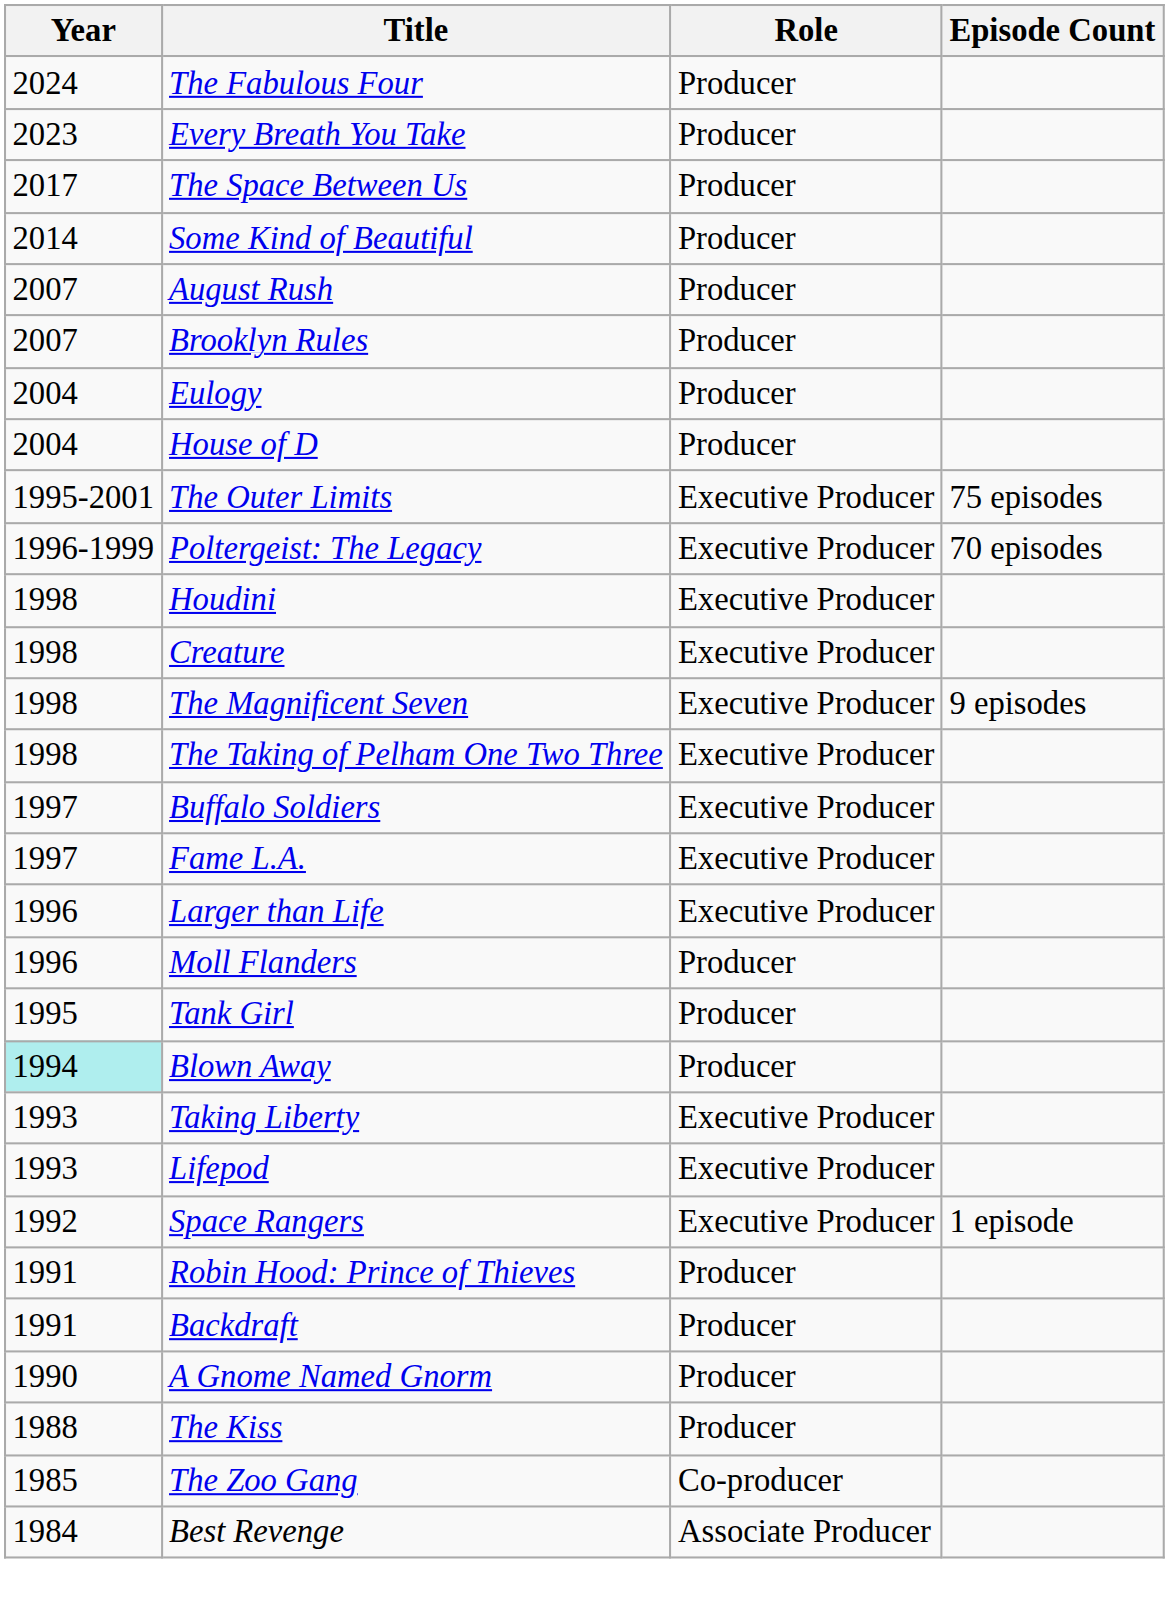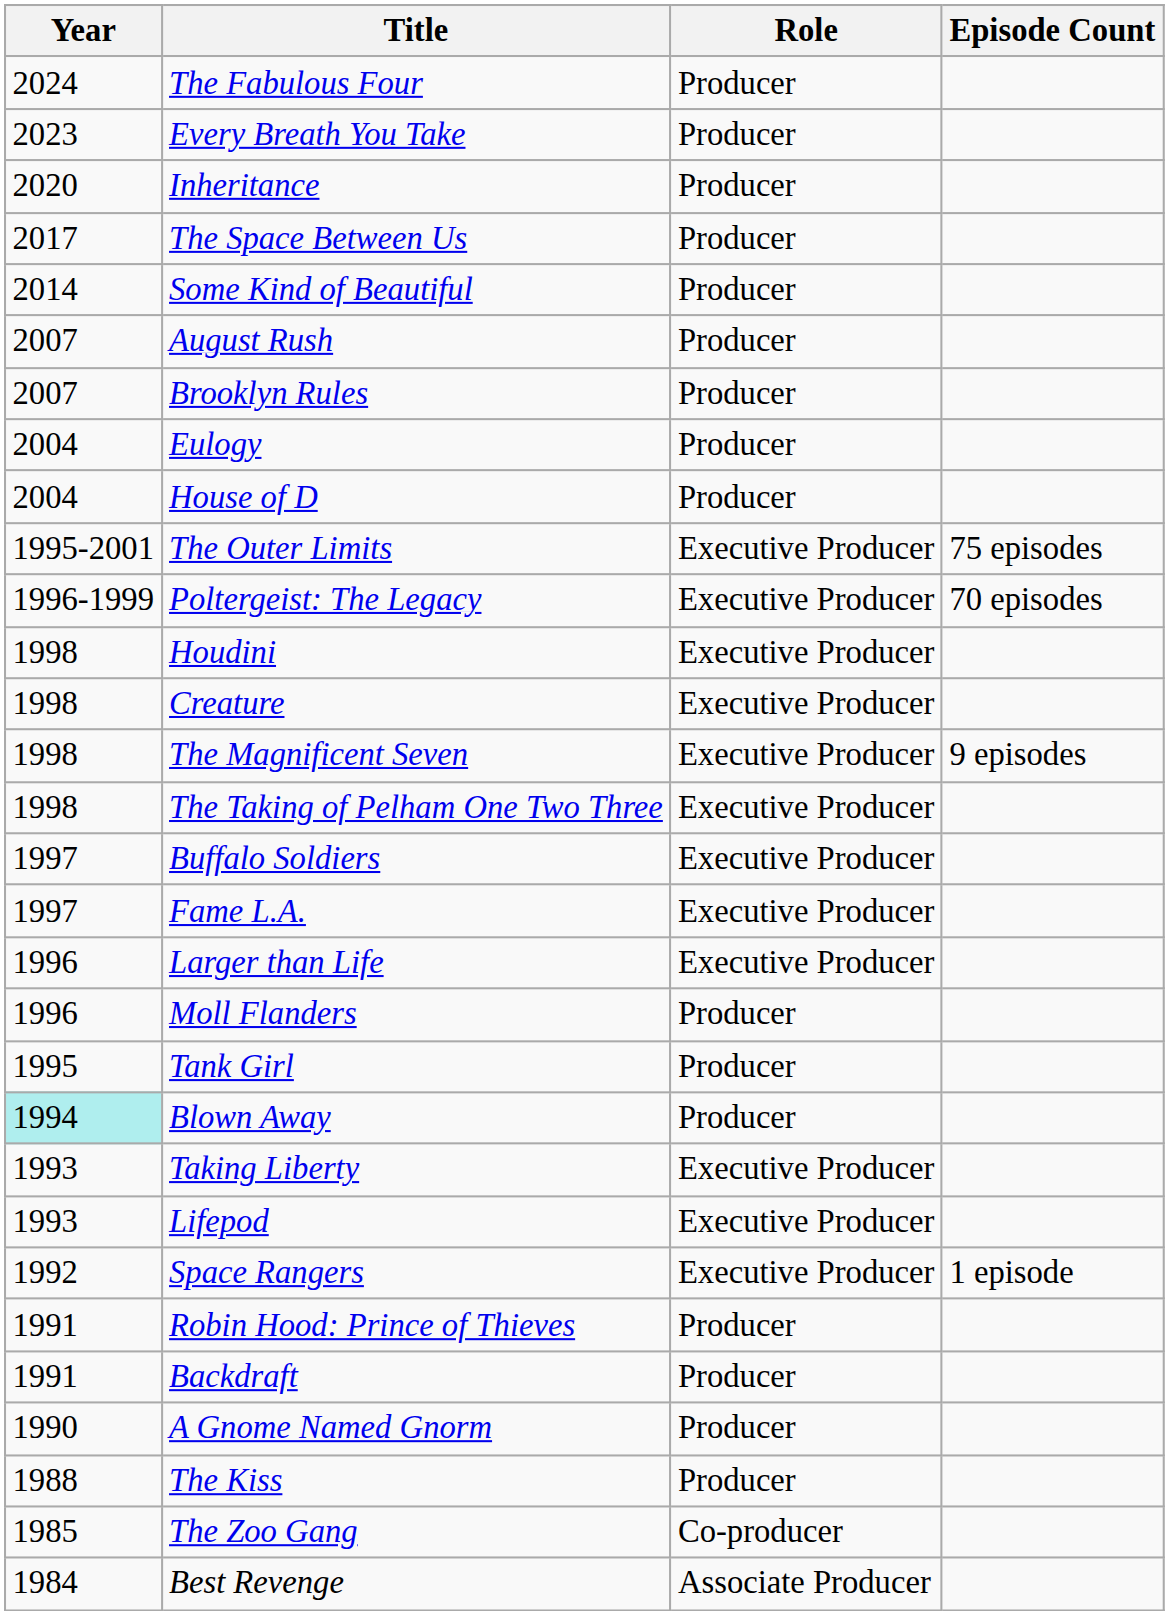+ row: (244, 185)
